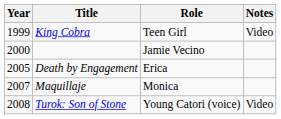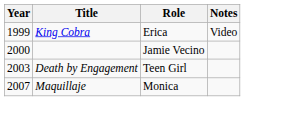(165, 31) Teen Girl -> (155, 31) Erica
(19, 68) 2005 -> (19, 68) 2003
(155, 68) Erica -> (165, 68) Teen Girl
- row: (81, 104)
